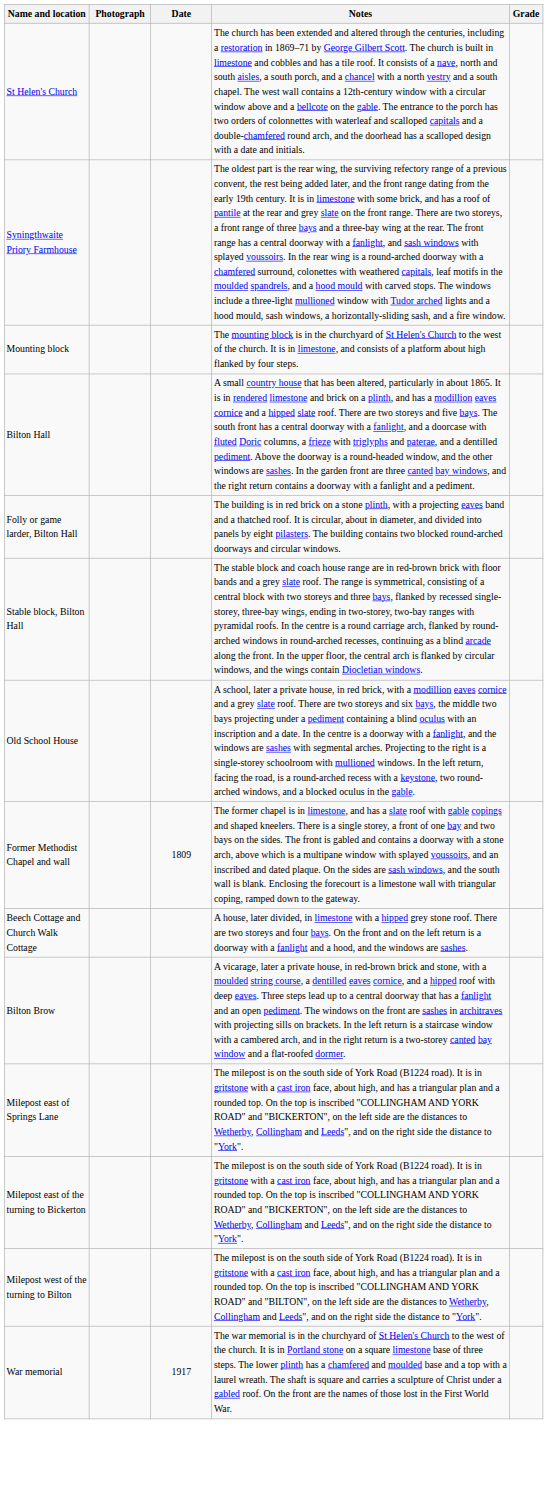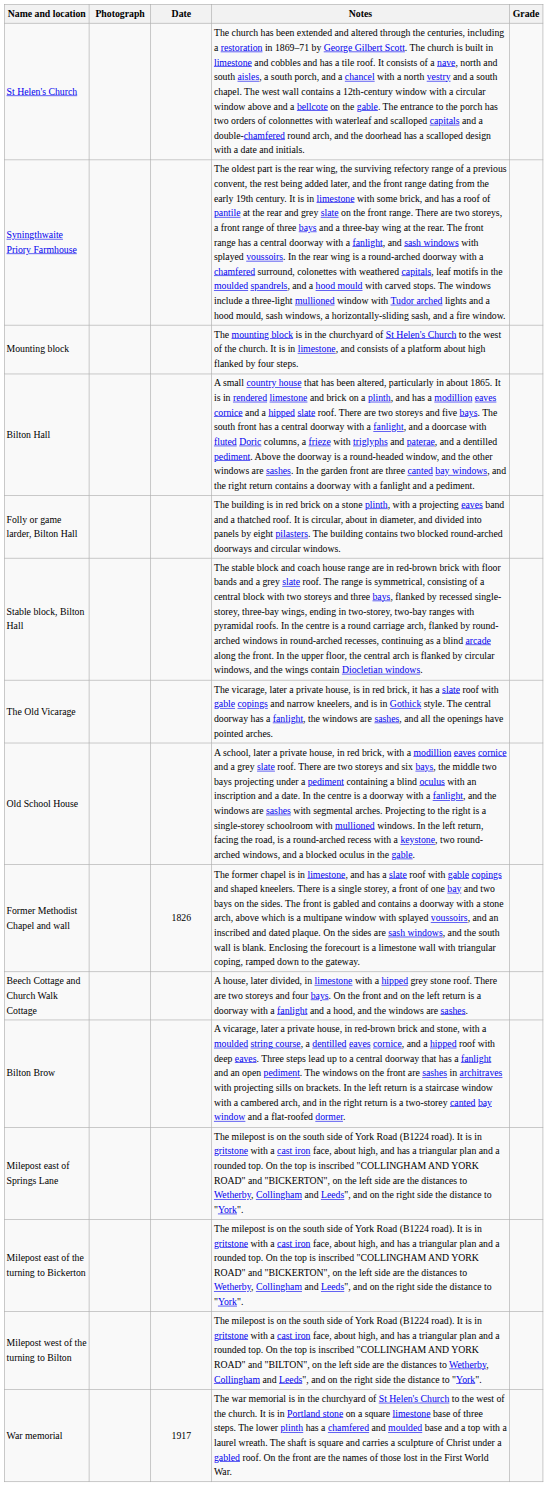+ row: (41, 711)
(181, 855) 1809 -> (181, 918) 1826
